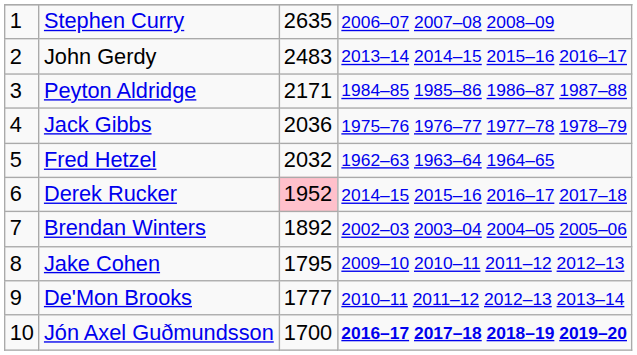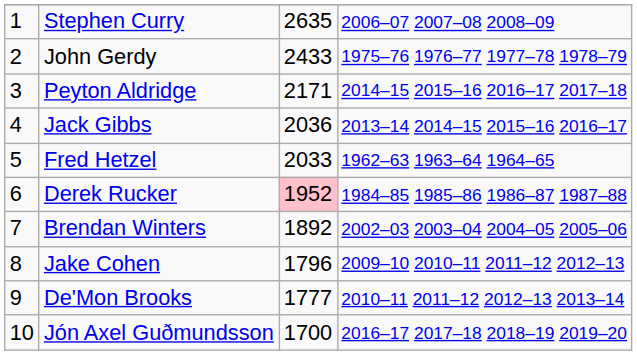(308, 56) 2483 -> (308, 56) 2433
(484, 56) 2013–14 2014–15 2015–16 2016–17 -> (484, 56) 1975–76 1976–77 1977–78 1978–79
(484, 91) 1984–85 1985–86 1986–87 1987–88 -> (484, 91) 2014–15 2015–16 2016–17 2017–18
(484, 125) 1975–76 1976–77 1977–78 1978–79 -> (484, 125) 2013–14 2014–15 2015–16 2016–17
(308, 159) 2032 -> (308, 159) 2033
(484, 194) 2014–15 2015–16 2016–17 2017–18 -> (484, 194) 1984–85 1985–86 1986–87 1987–88
(308, 263) 1795 -> (308, 263) 1796
(484, 333) bold -> (484, 333) normal
